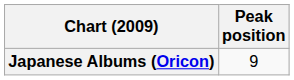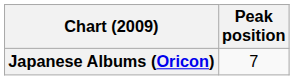(254, 61) 9 -> (254, 61) 7
